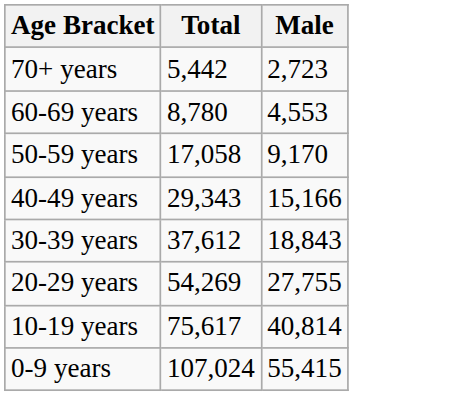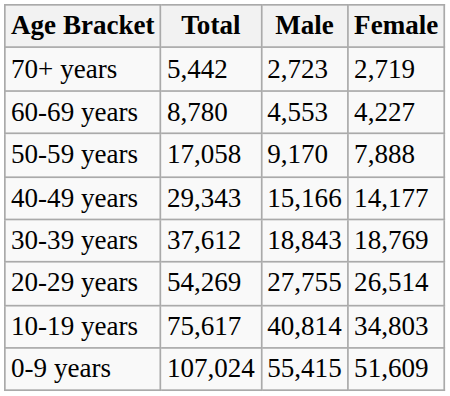+ column: (396, 25)
